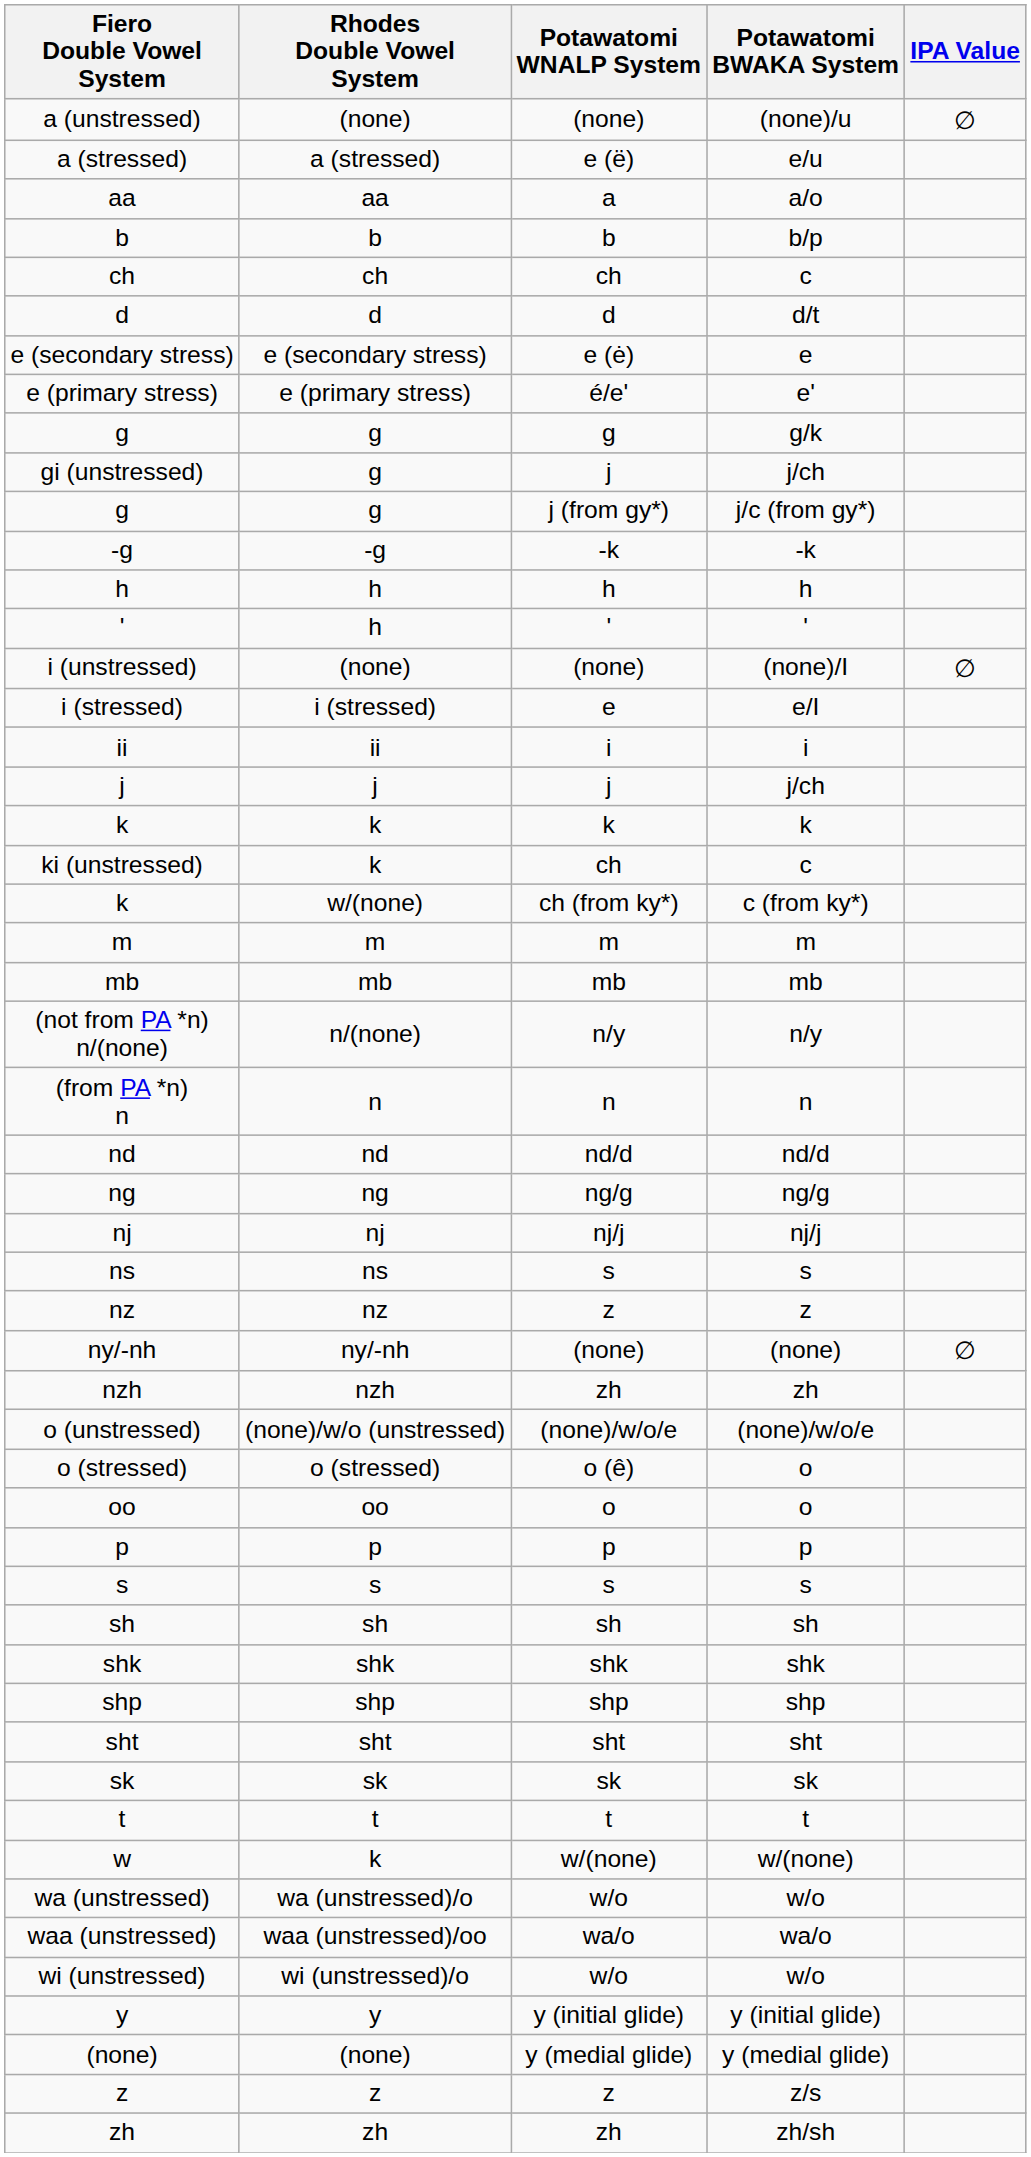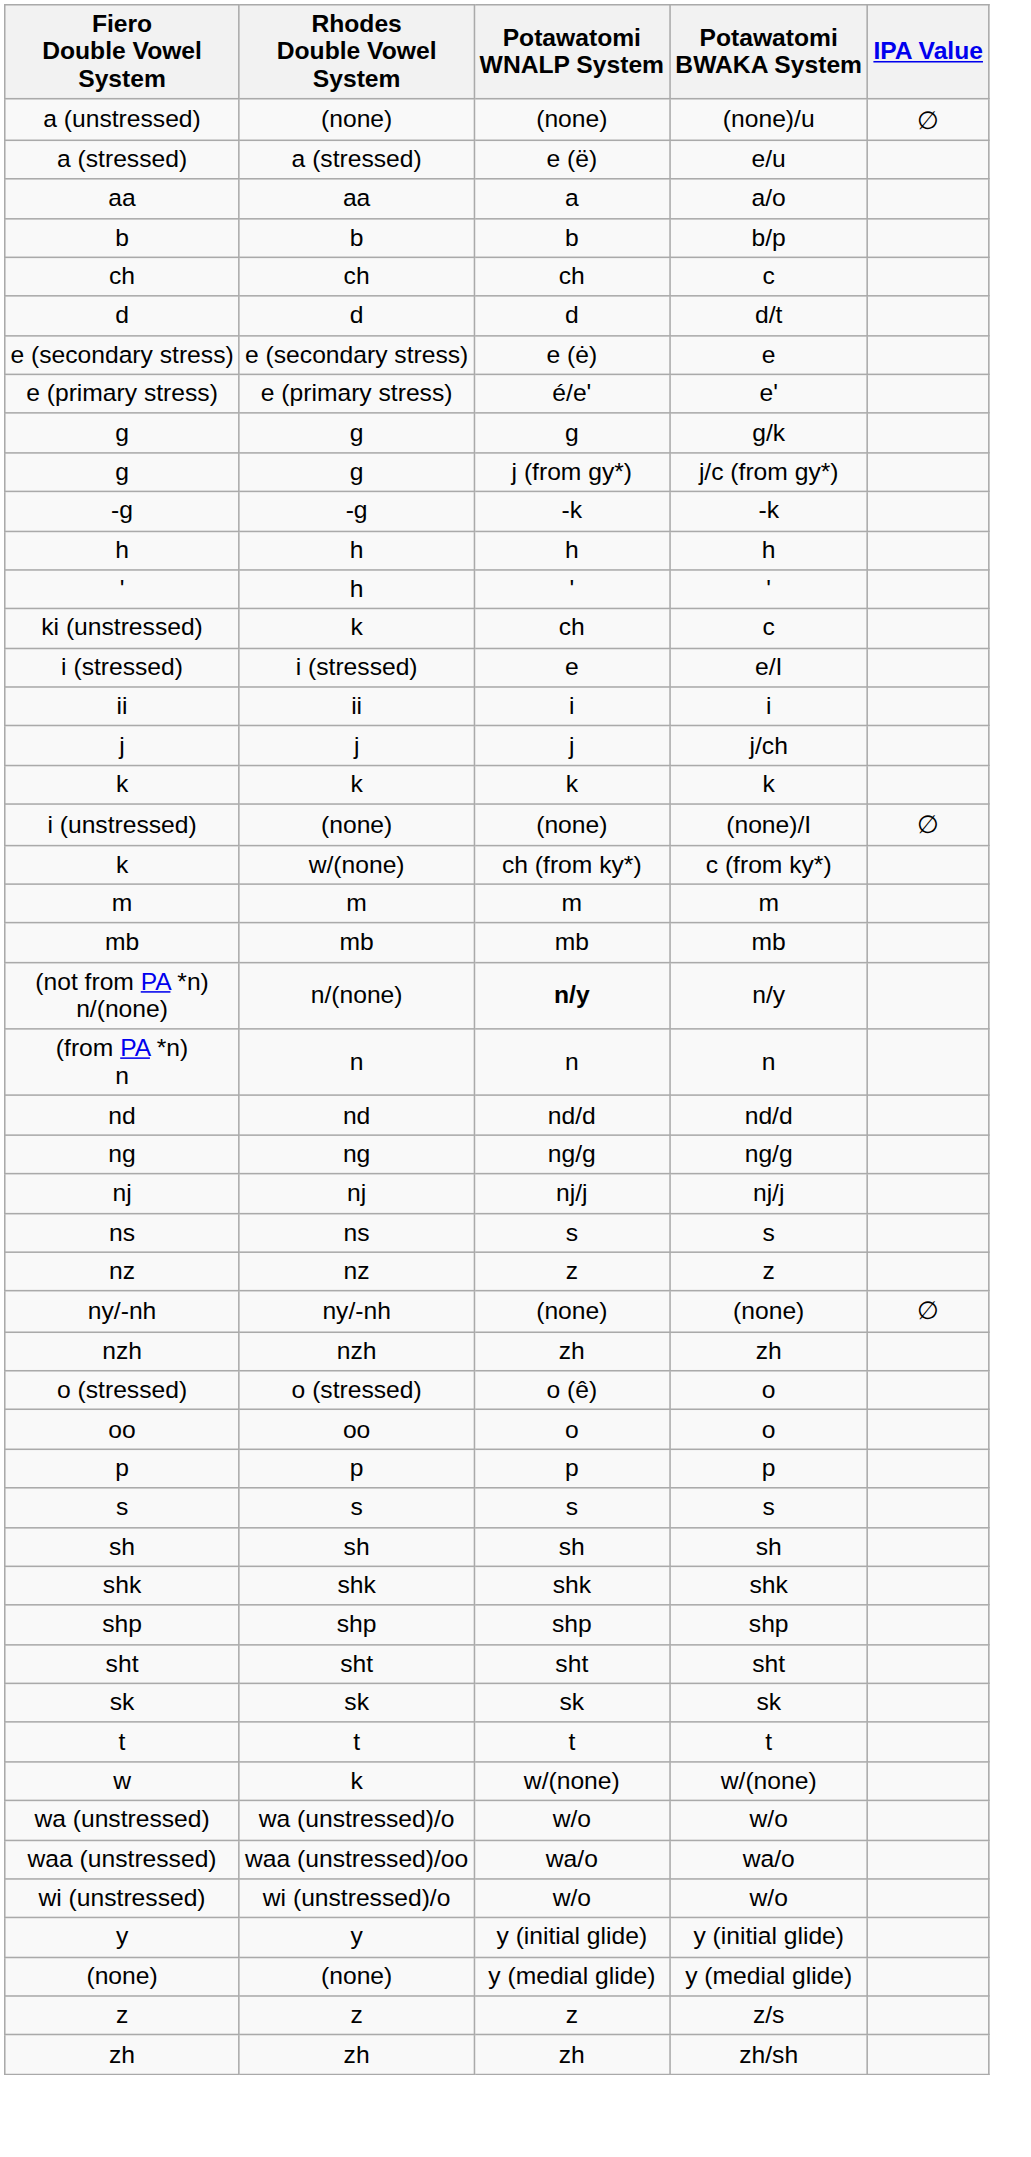- row: (122, 471)
rows swapped: (122, 667) <-> (122, 864)
(609, 1034) normal -> (572, 995) bold
- row: (122, 1429)
